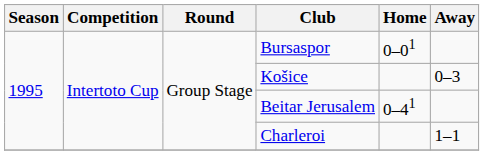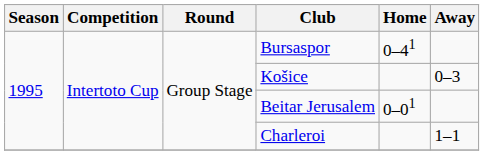(399, 47) 0–01 -> (399, 47) 0–41
(399, 106) 0–41 -> (399, 106) 0–01
